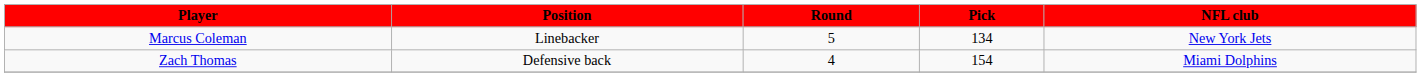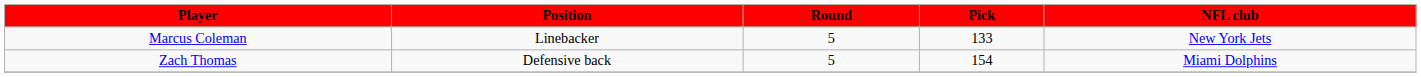(982, 38) 134 -> (982, 38) 133
(831, 60) 4 -> (831, 60) 5
